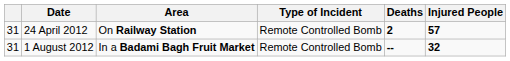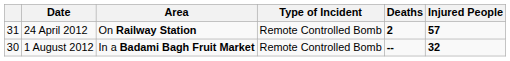(13, 47) 31 -> (13, 47) 30
